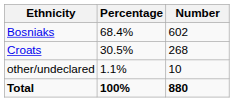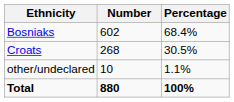columns swapped: (198, 13) <-> (132, 13)
